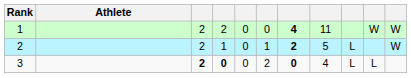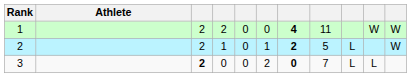(224, 64) bold -> (224, 64) normal
(326, 64) 4 -> (326, 64) 7
